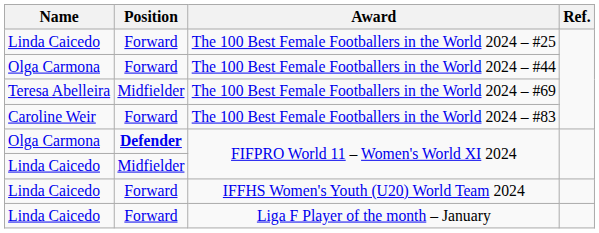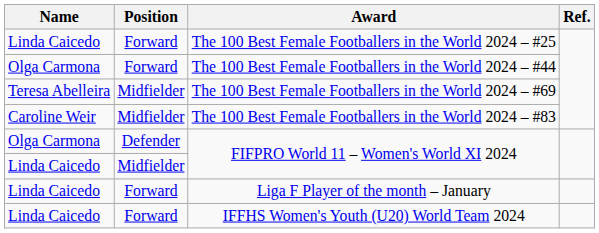(151, 116) Forward -> (151, 116) Midfielder
(151, 141) bold -> (151, 141) normal
rows swapped: (54, 191) <-> (54, 215)
